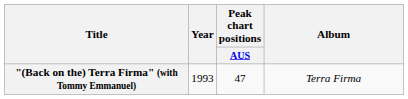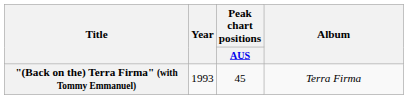(240, 79) 47 -> (240, 79) 45
